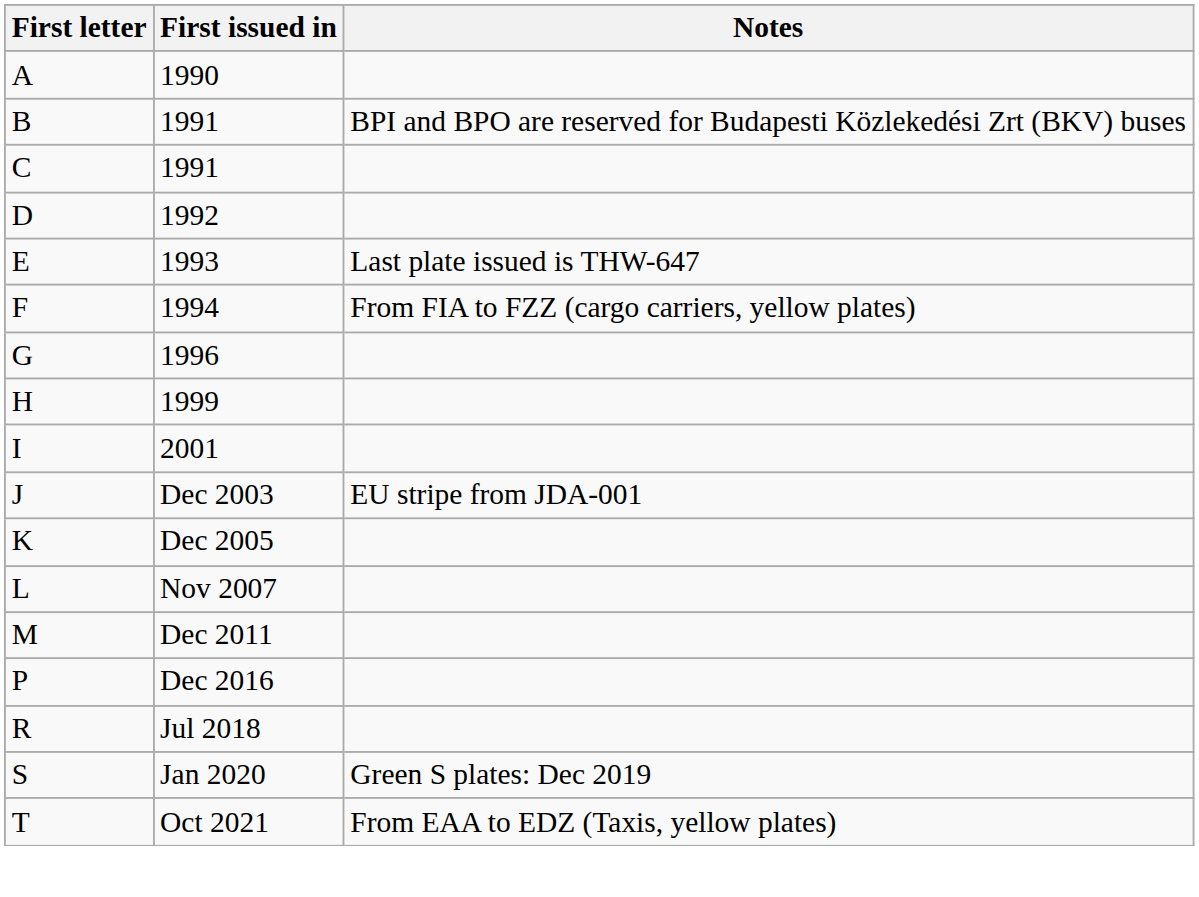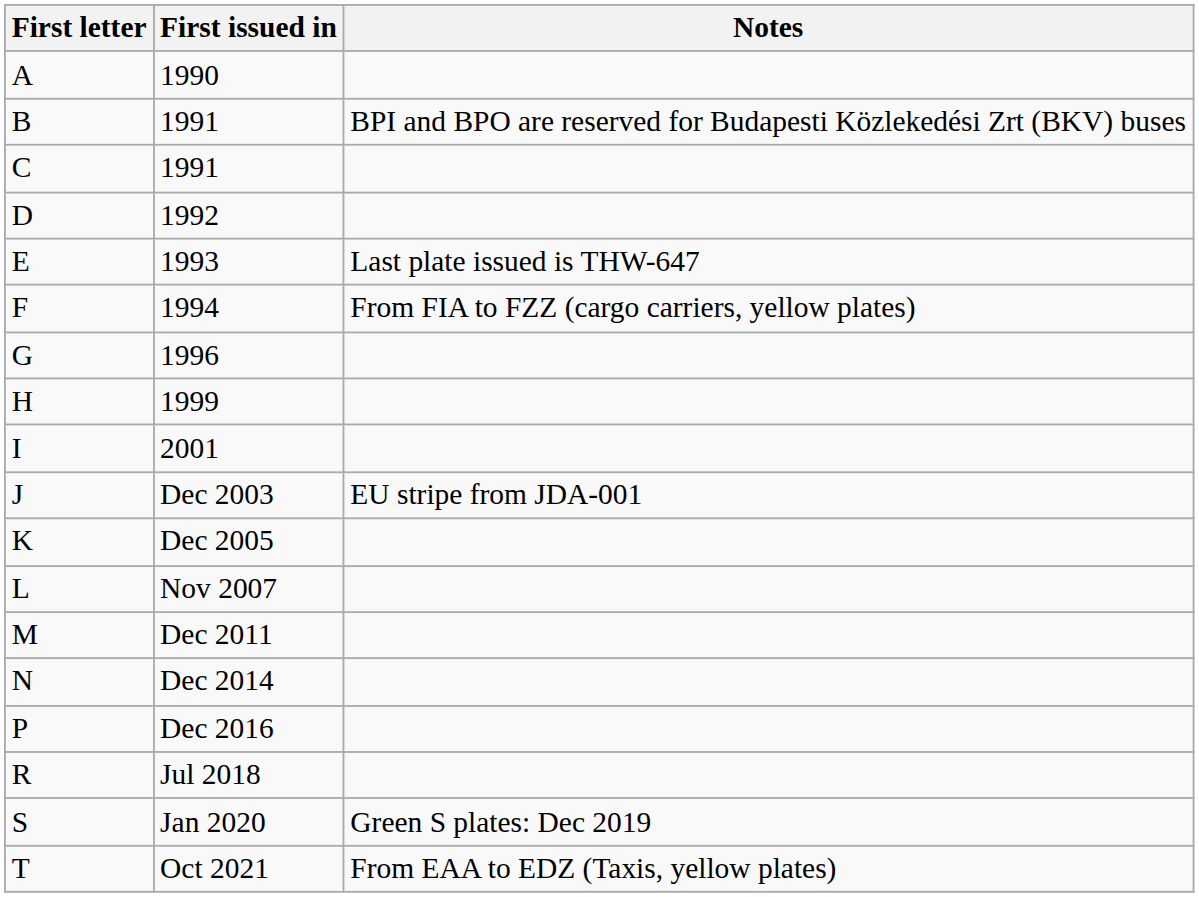+ row: (22, 681)
